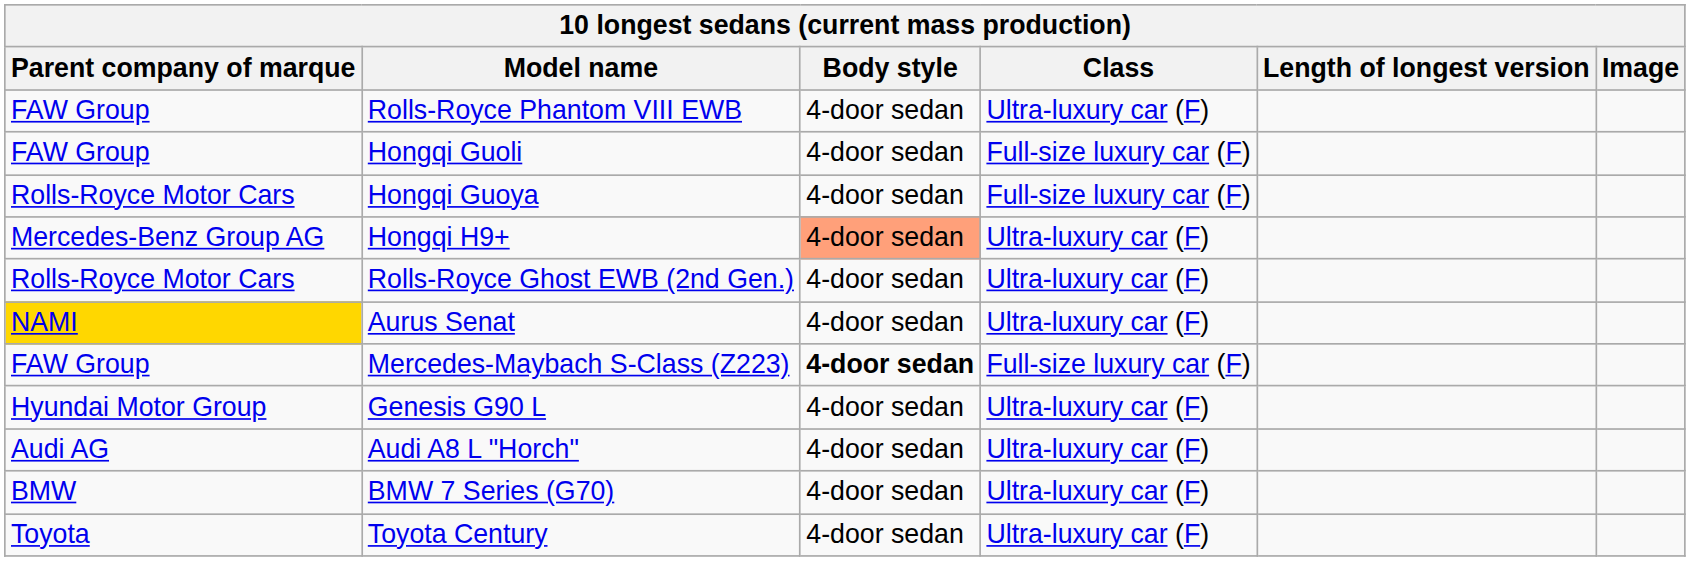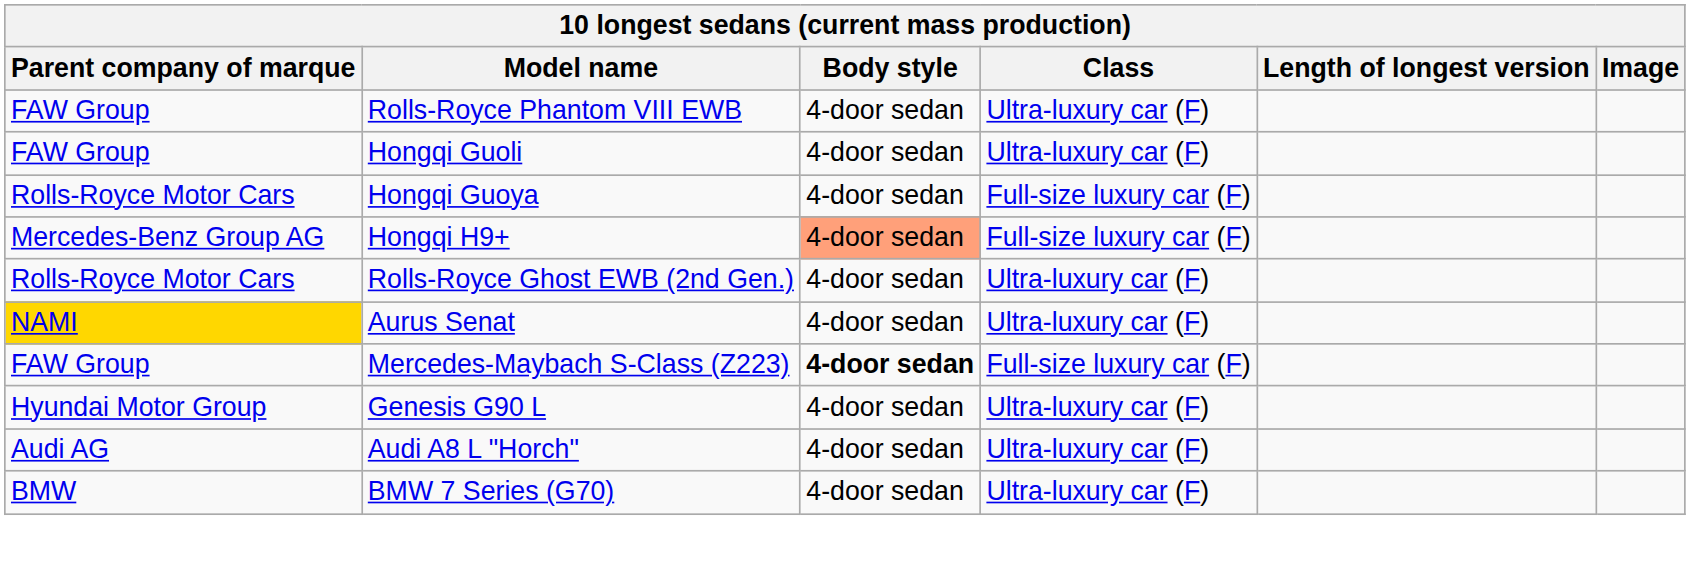(1119, 152) Full-size luxury car (F) -> (1098, 152) Ultra-luxury car (F)
(1098, 237) Ultra-luxury car (F) -> (1119, 237) Full-size luxury car (F)
- row: (458, 534)
